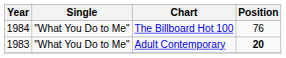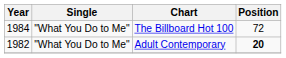(258, 28) 76 -> (258, 28) 72
(18, 45) 1983 -> (18, 45) 1982
